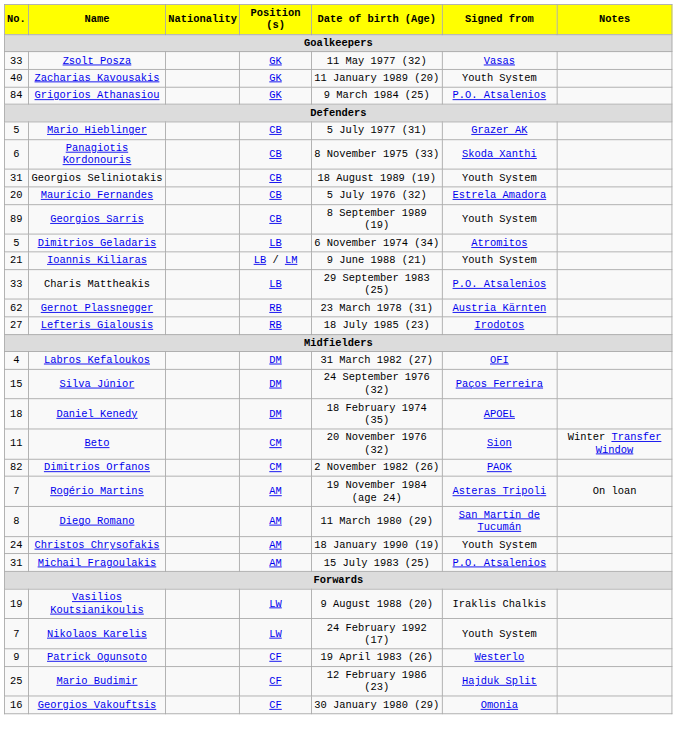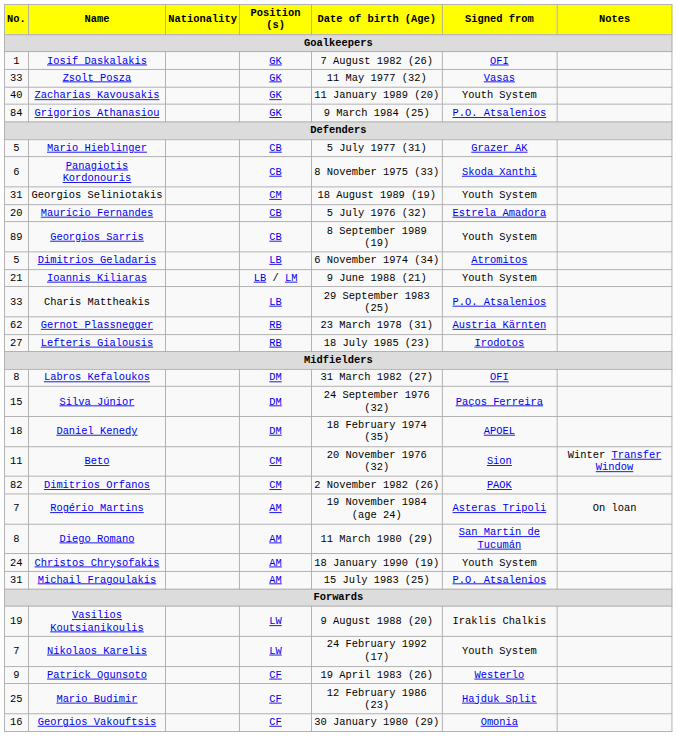+ row: (97, 60)
(276, 178) CB -> (276, 195) CM
(16, 360) 4 -> (16, 378) 8
